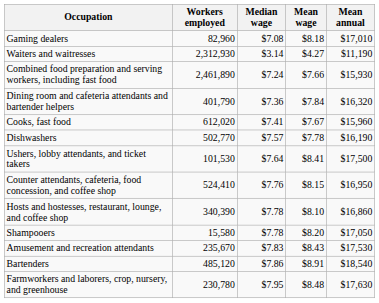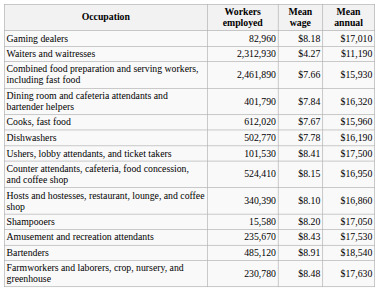- column: (261, 17)
